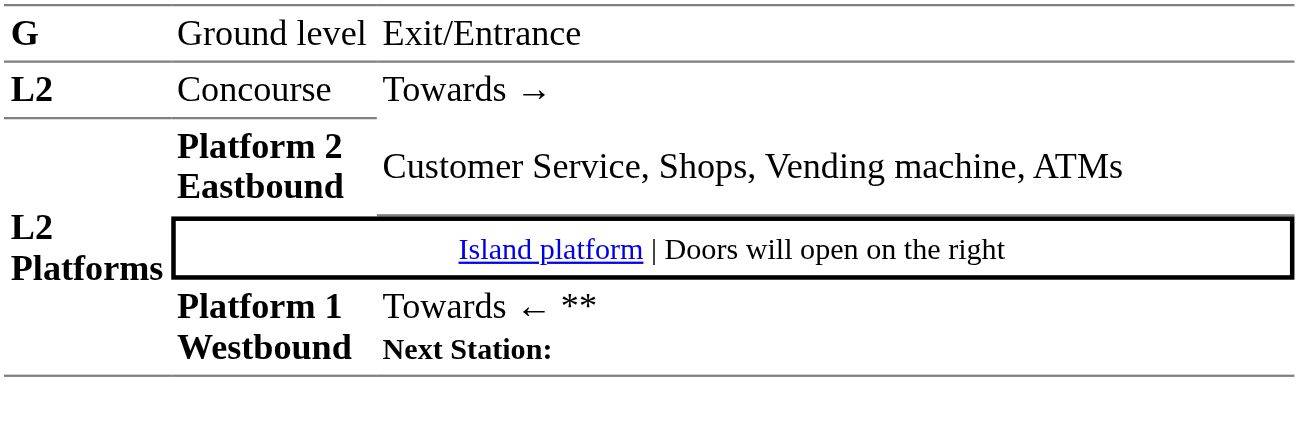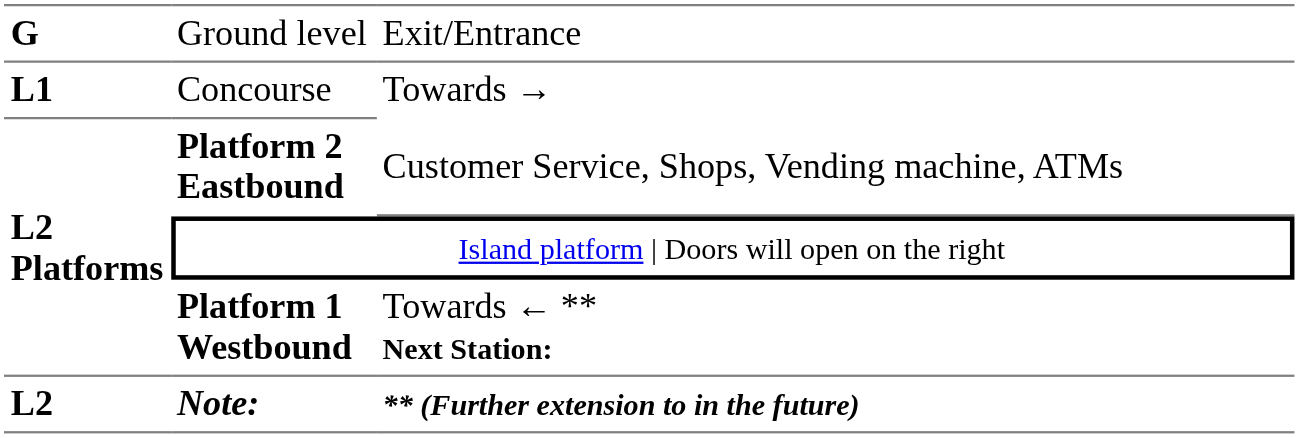(32, 89) L2 -> (32, 89) L1
+ row: (218, 403)
